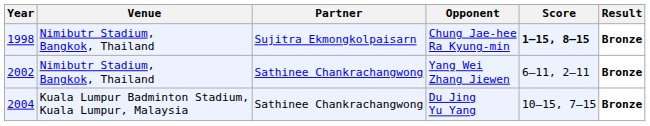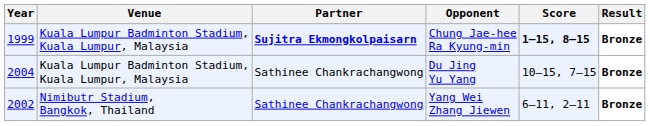(21, 39) 1998 -> (21, 39) 1999
(97, 39) Nimibutr Stadium, Bangkok, Thailand -> (144, 39) Kuala Lumpur Badminton Stadium, Kuala Lumpur, Malaysia
(336, 39) normal -> (336, 39) bold
rows swapped: (469, 72) <-> (452, 104)
